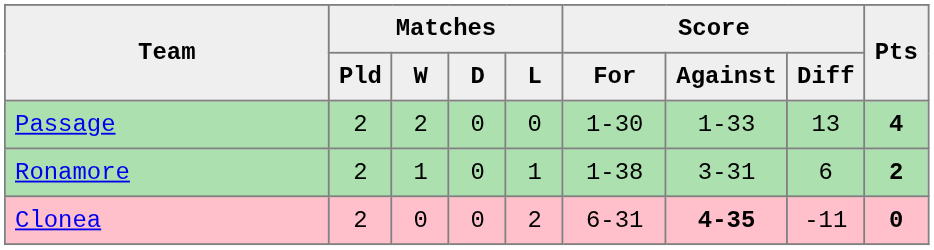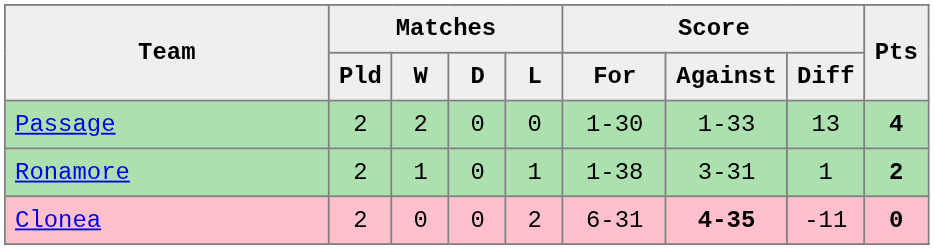(826, 172) 6 -> (826, 172) 1
